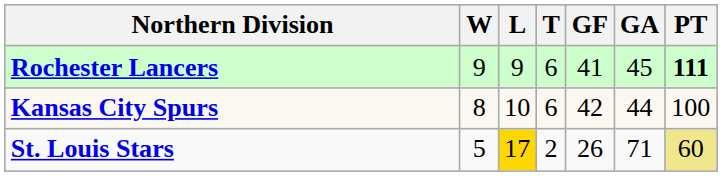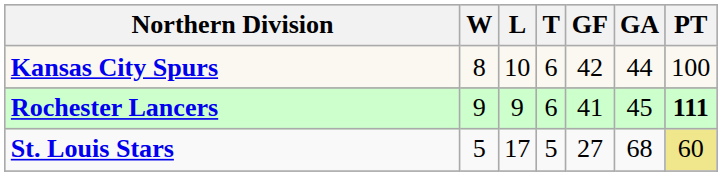rows swapped: (115, 66) <-> (114, 107)
(517, 149) gold background -> (517, 149) no background
(551, 149) 2 -> (551, 149) 5
(590, 149) 26 -> (590, 149) 27
(640, 149) 71 -> (640, 149) 68
